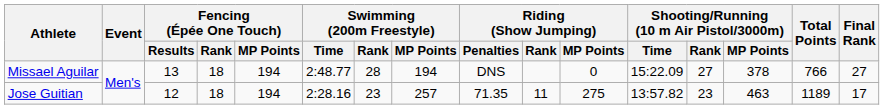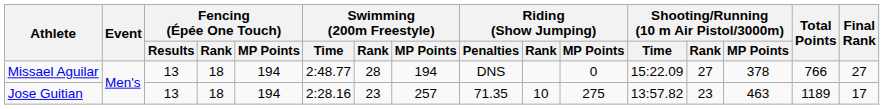(171, 94) 12 -> (171, 94) 13
(541, 94) 11 -> (541, 94) 10
